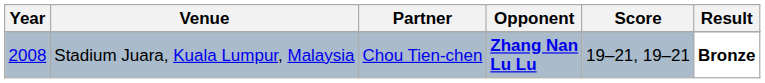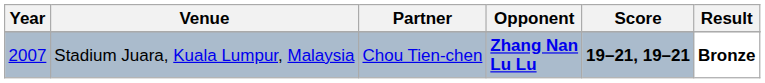(27, 55) 2008 -> (27, 55) 2007
(638, 55) normal -> (638, 55) bold
